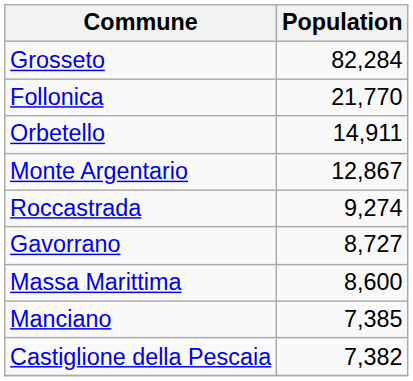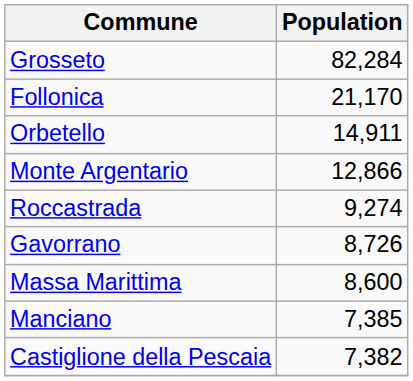(367, 97) 21,770 -> (367, 97) 21,170
(367, 171) 12,867 -> (367, 171) 12,866
(373, 245) 8,727 -> (373, 245) 8,726
